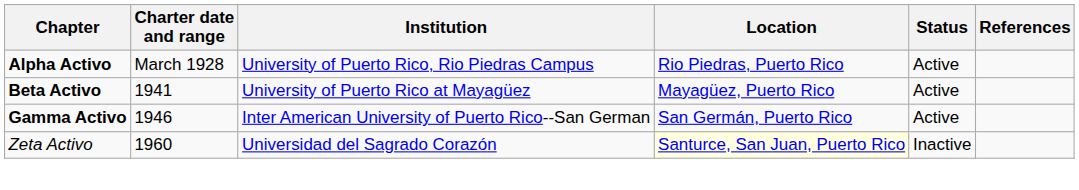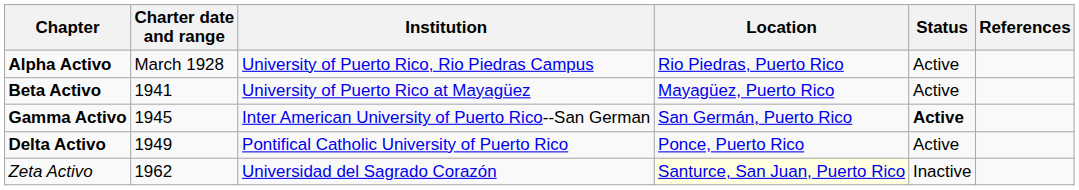(153, 117) 1946 -> (153, 117) 1945
(936, 117) normal -> (938, 117) bold
+ row: (57, 144)
(153, 144) 1960 -> (153, 171) 1962
